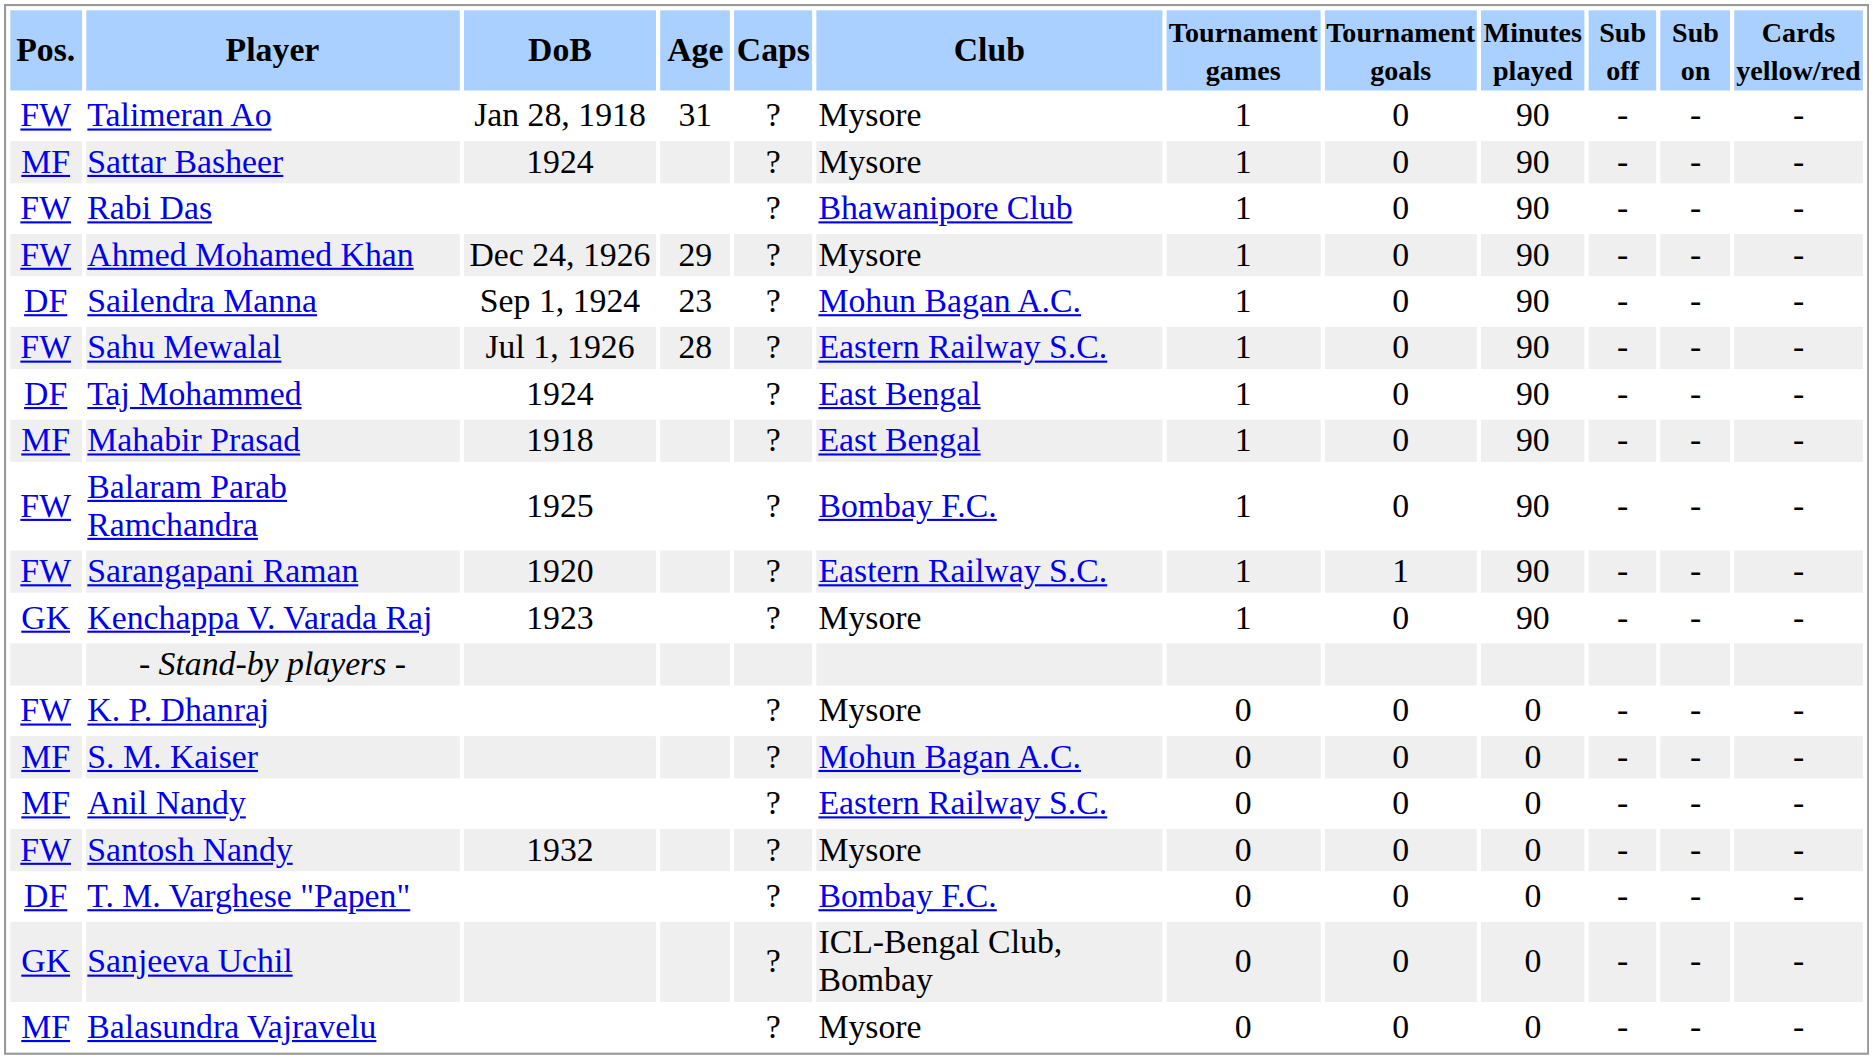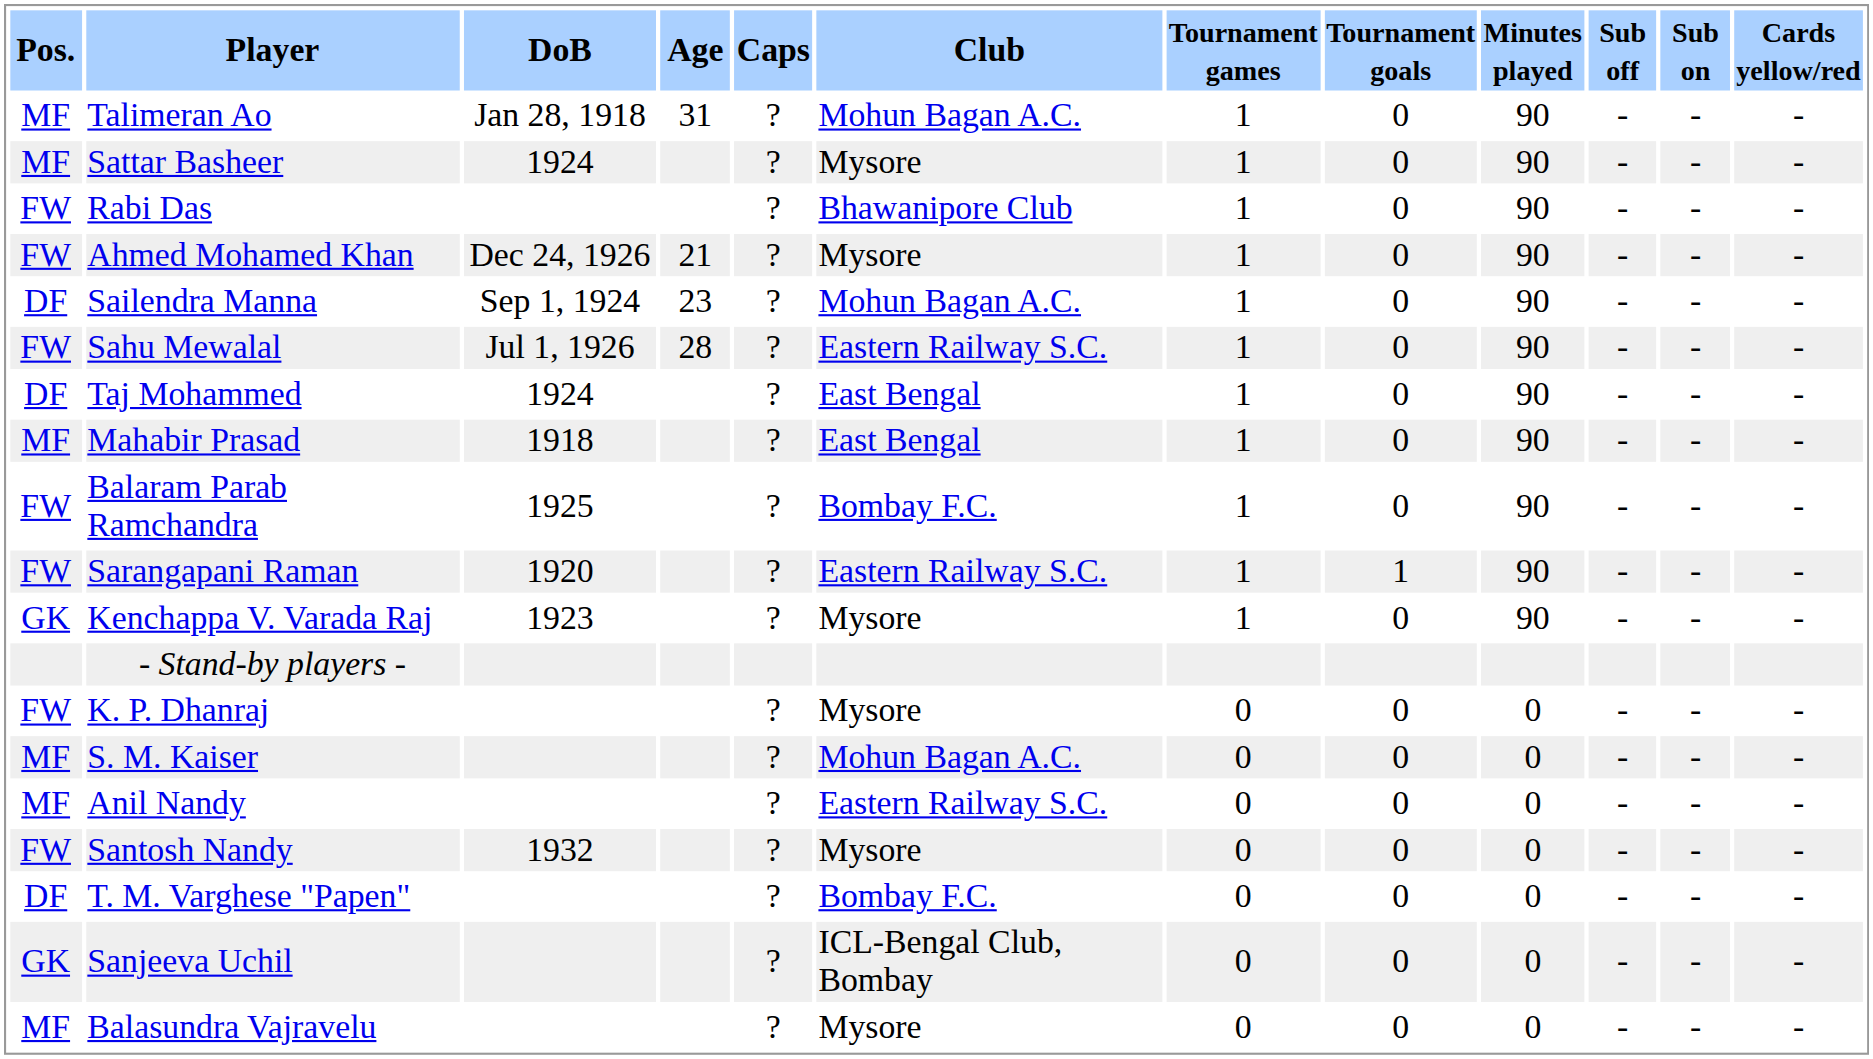(46, 115) FW -> (46, 115) MF
(870, 115) Mysore -> (950, 115) Mohun Bagan A.C.
(695, 254) 29 -> (695, 254) 21
